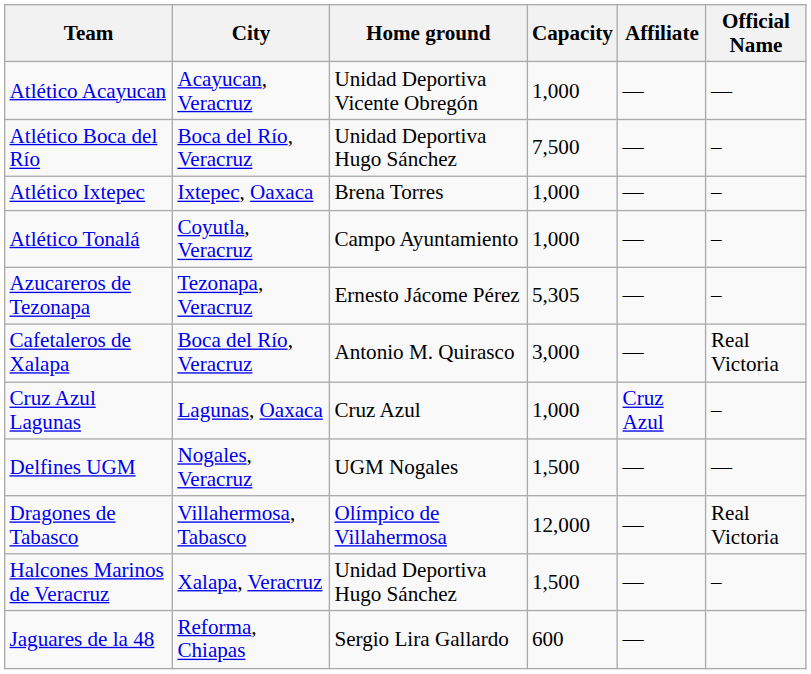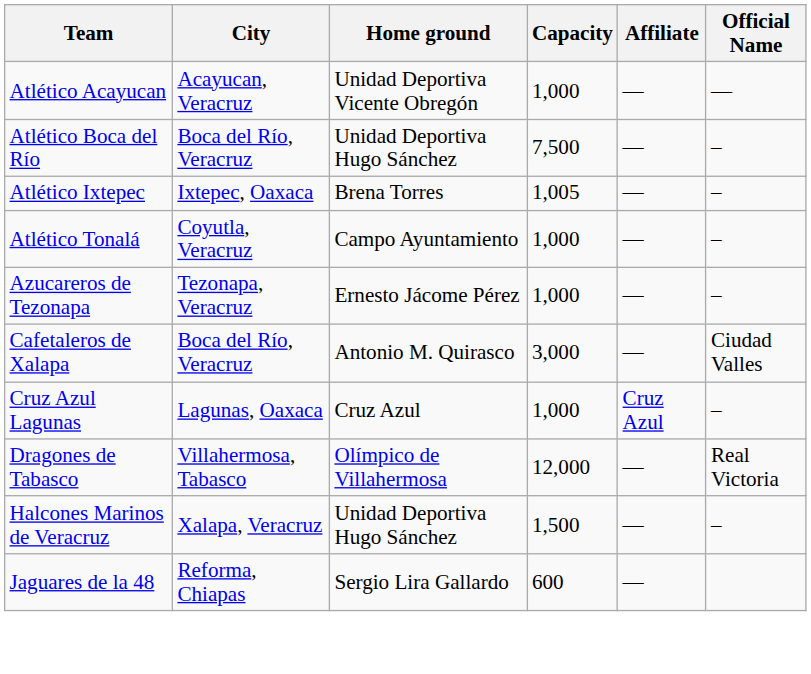(556, 193) 1,000 -> (556, 193) 1,005
(556, 295) 5,305 -> (556, 295) 1,000
(745, 352) Real Victoria -> (741, 352) Ciudad Valles
- row: (73, 467)
